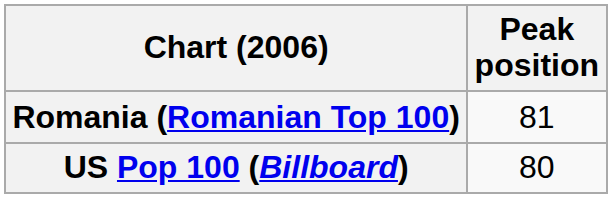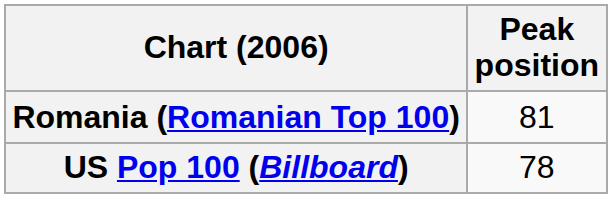(537, 167) 80 -> (537, 167) 78
